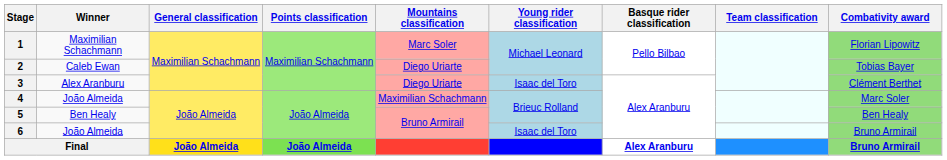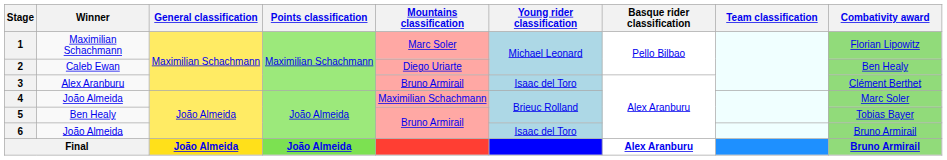(885, 67) Tobias Bayer -> (885, 67) Ben Healy
(432, 83) Diego Uriarte -> (432, 83) Bruno Armirail
(885, 115) Ben Healy -> (885, 115) Tobias Bayer
